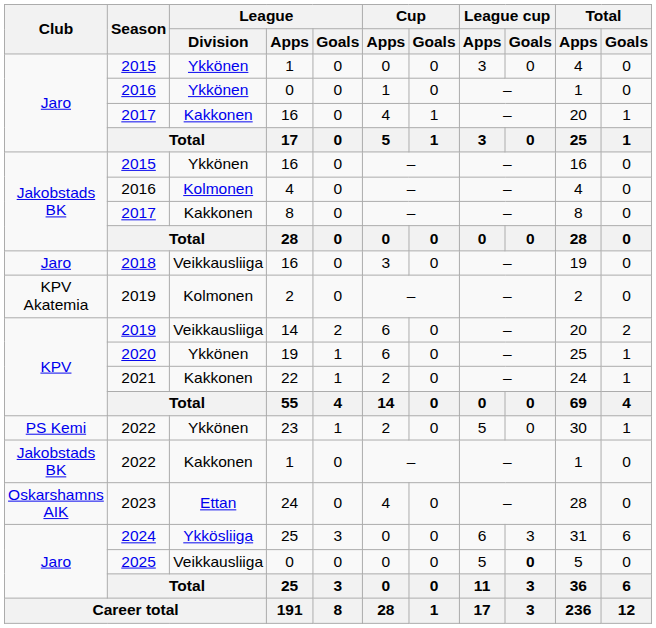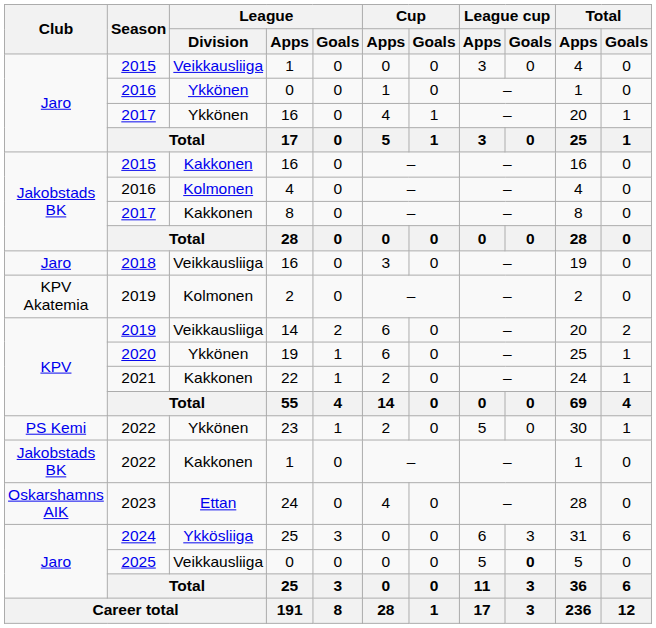(218, 66) Ykkönen -> (218, 66) Veikkausliiga
(218, 115) Kakkonen -> (218, 115) Ykkönen
(218, 164) Ykkönen -> (218, 164) Kakkonen
